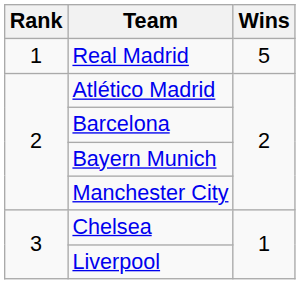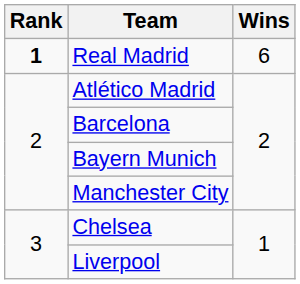(36, 55) normal -> (36, 55) bold
(264, 55) 5 -> (264, 55) 6
